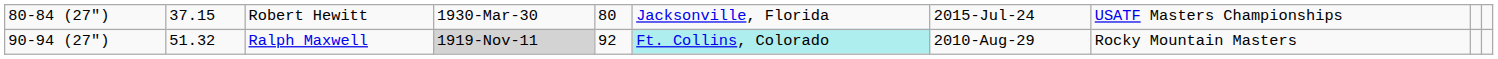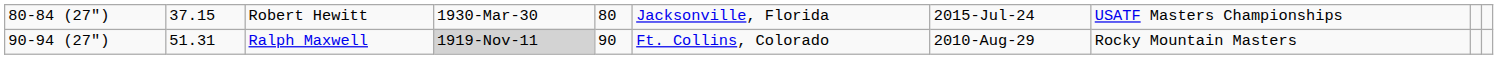(192, 42) 51.32 -> (192, 42) 51.31
(607, 42) 92 -> (607, 42) 90
(733, 42) paleturquoise background -> (733, 42) no background
